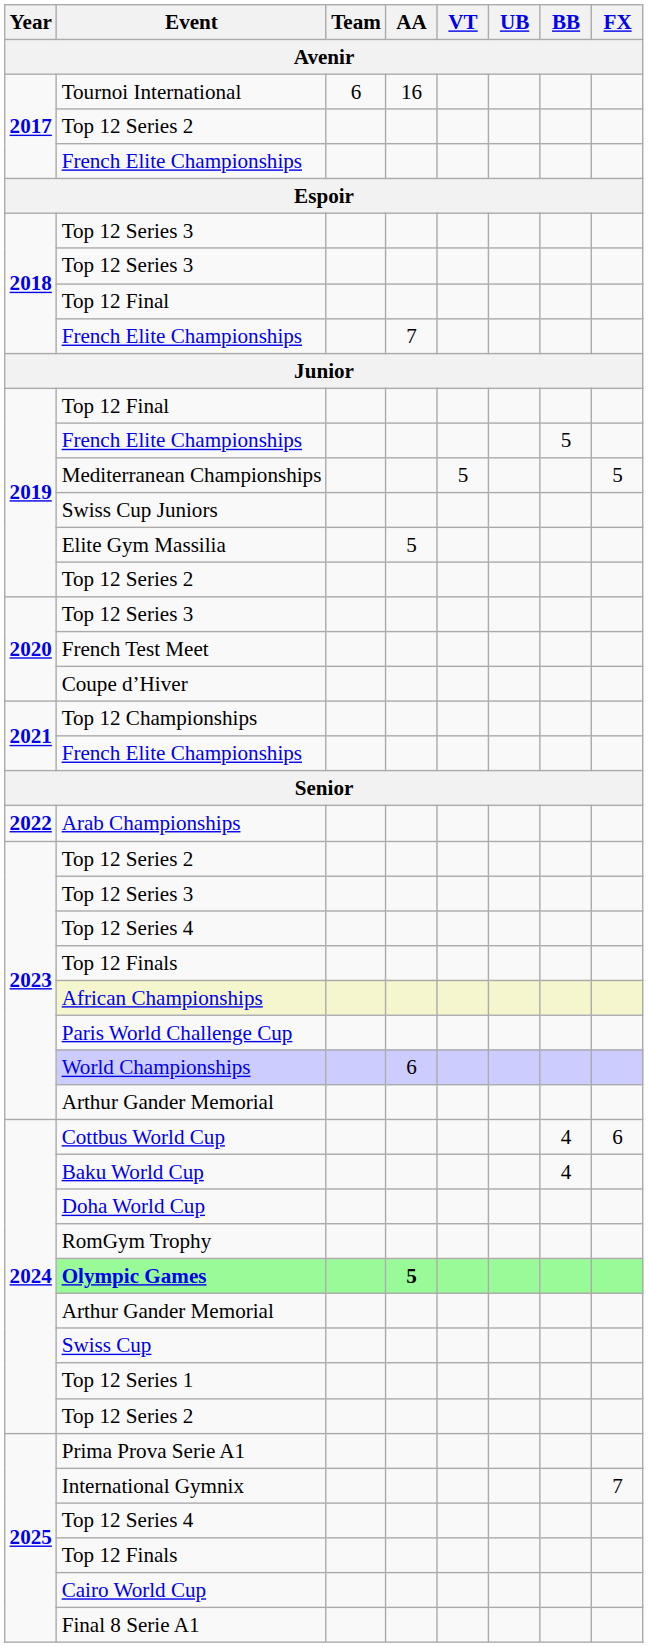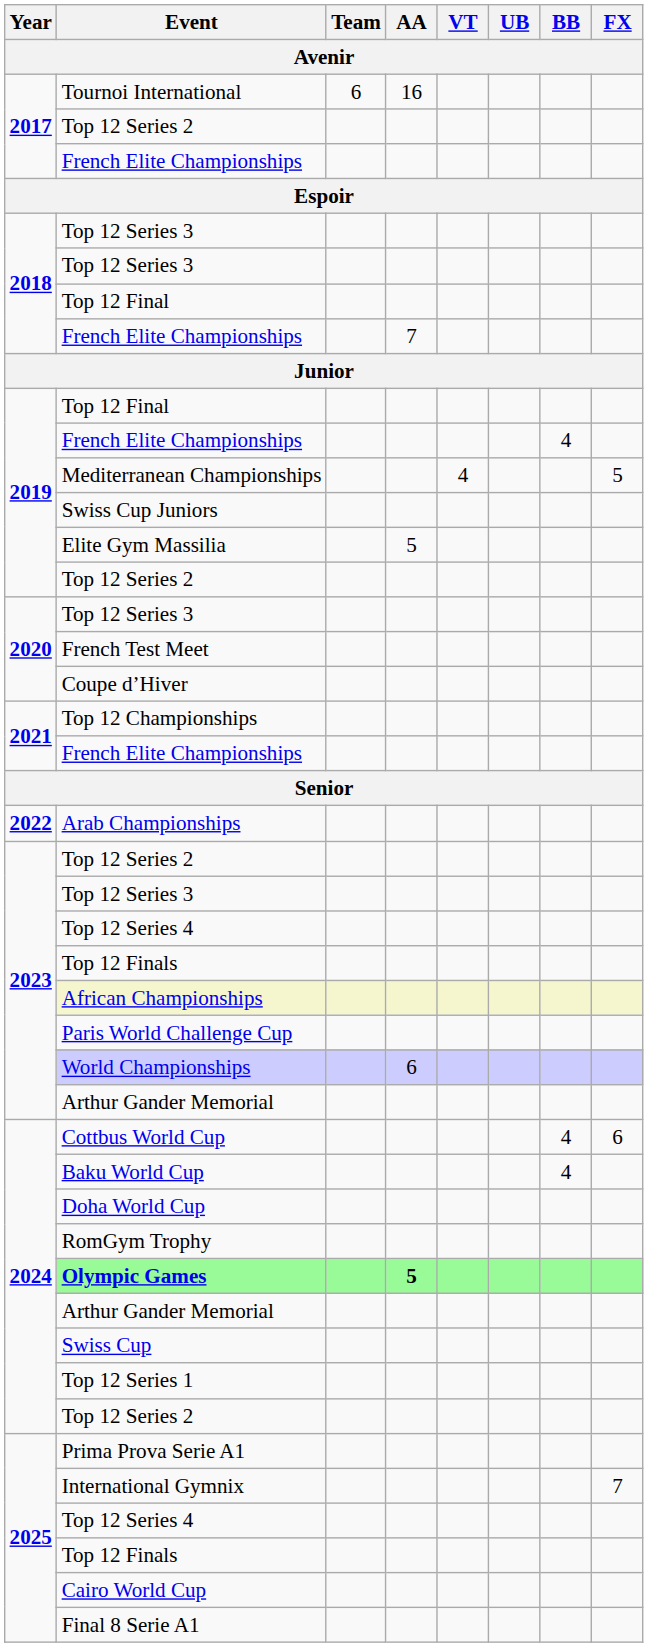(566, 440) 5 -> (566, 440) 4
(463, 474) 5 -> (463, 474) 4
